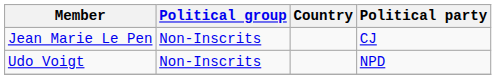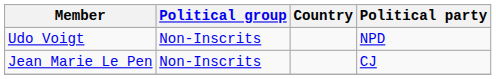rows swapped: (80, 39) <-> (46, 62)
